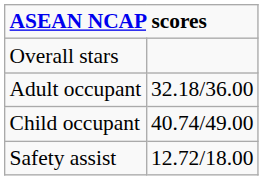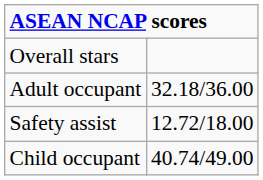rows swapped: (75, 123) <-> (63, 157)
